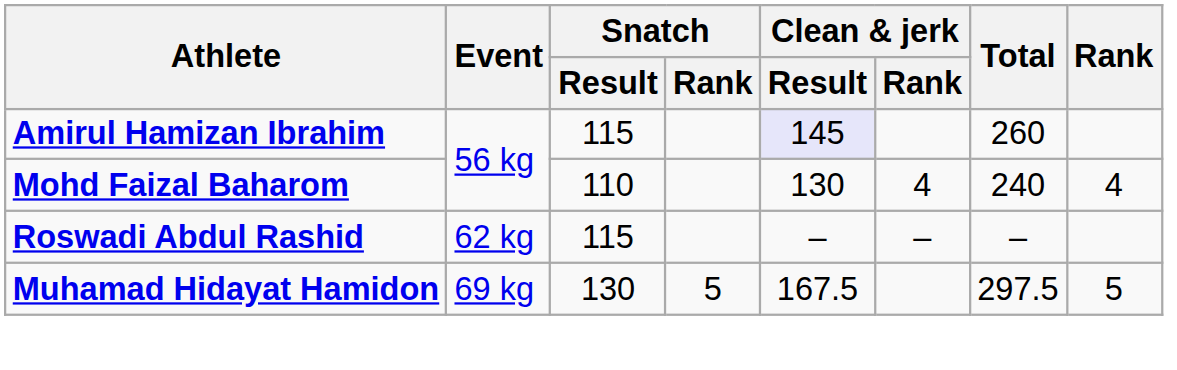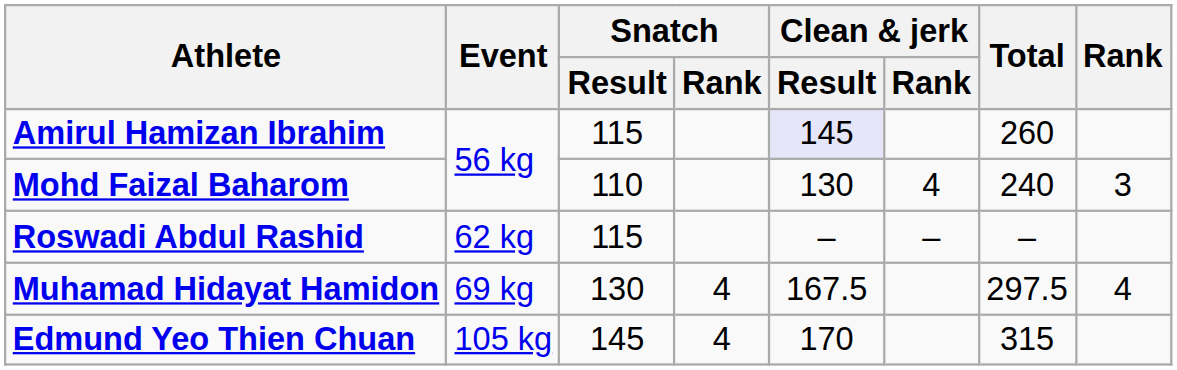(1114, 185) 4 -> (1123, 185) 3
(713, 288) 5 -> (722, 288) 4
(1114, 288) 5 -> (1123, 288) 4
+ row: (214, 340)
